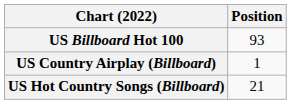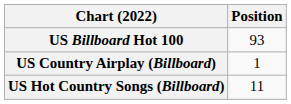(257, 87) 21 -> (257, 87) 11
